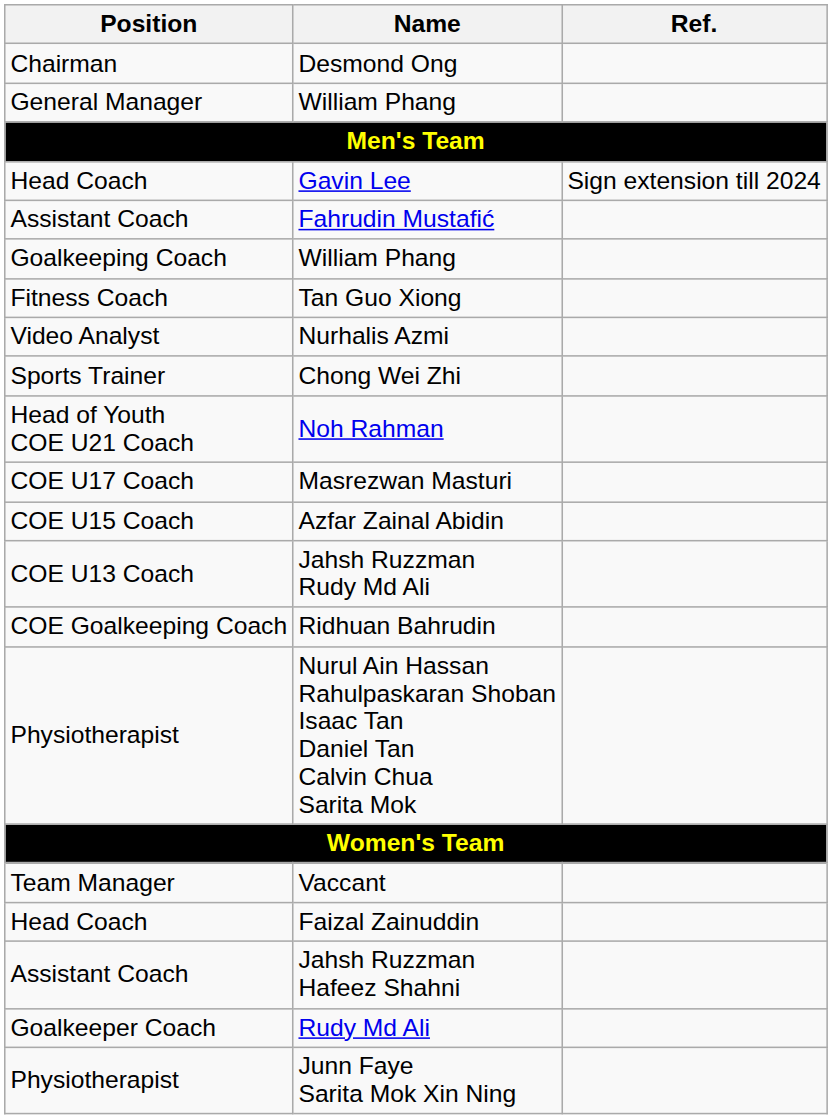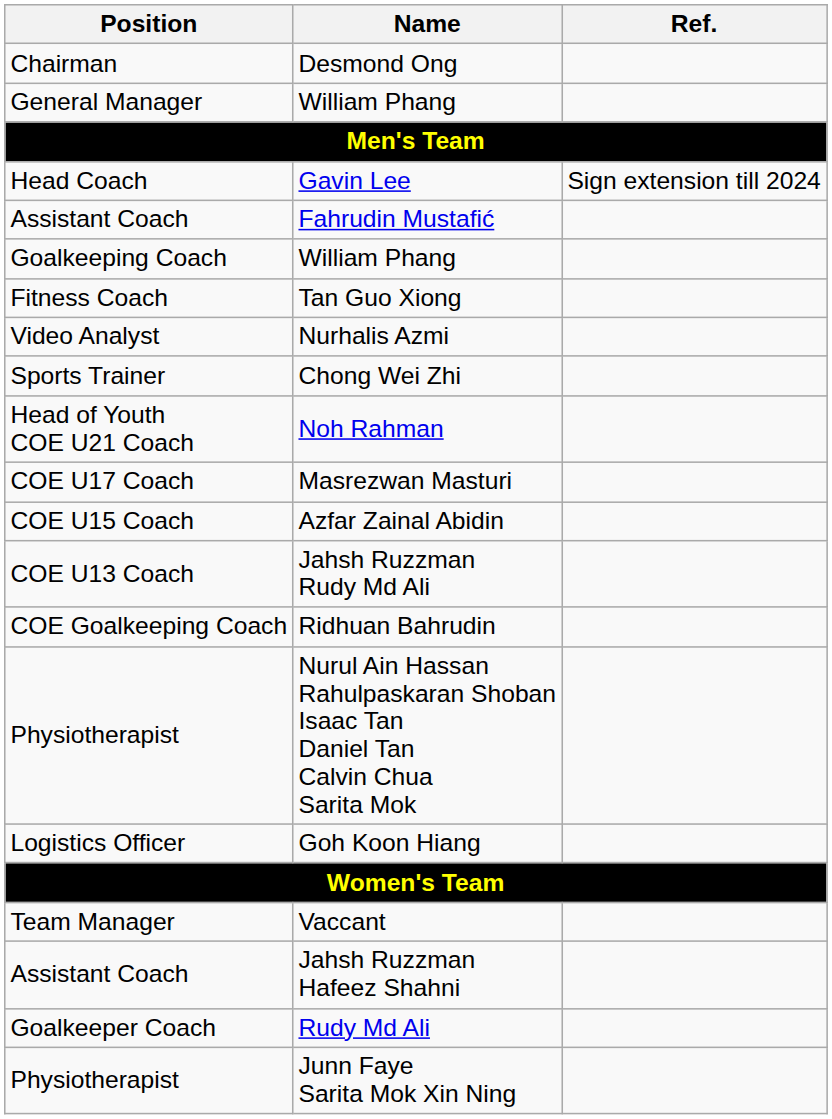+ row: (98, 843)
- row: (79, 921)
